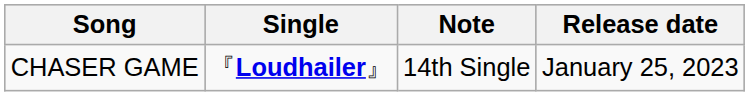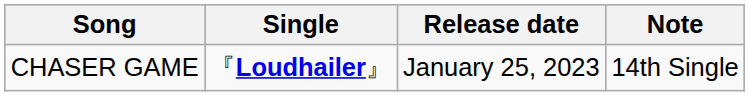columns swapped: (640, 24) <-> (467, 24)
